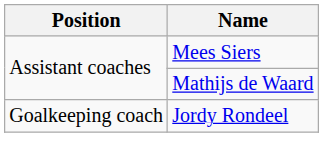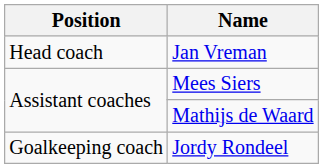+ row: (220, 52)
